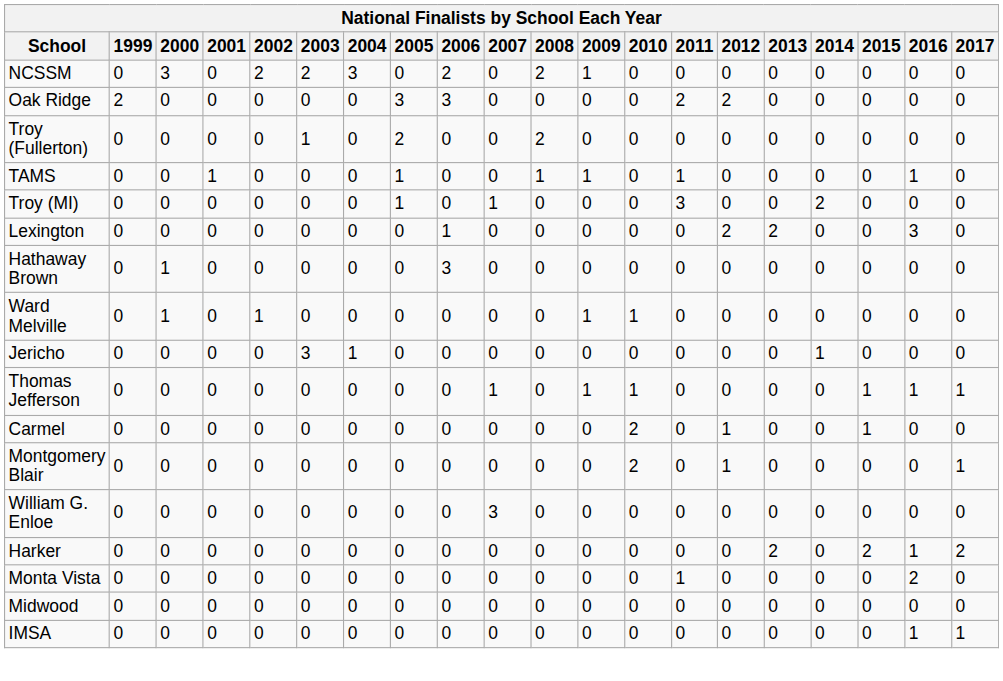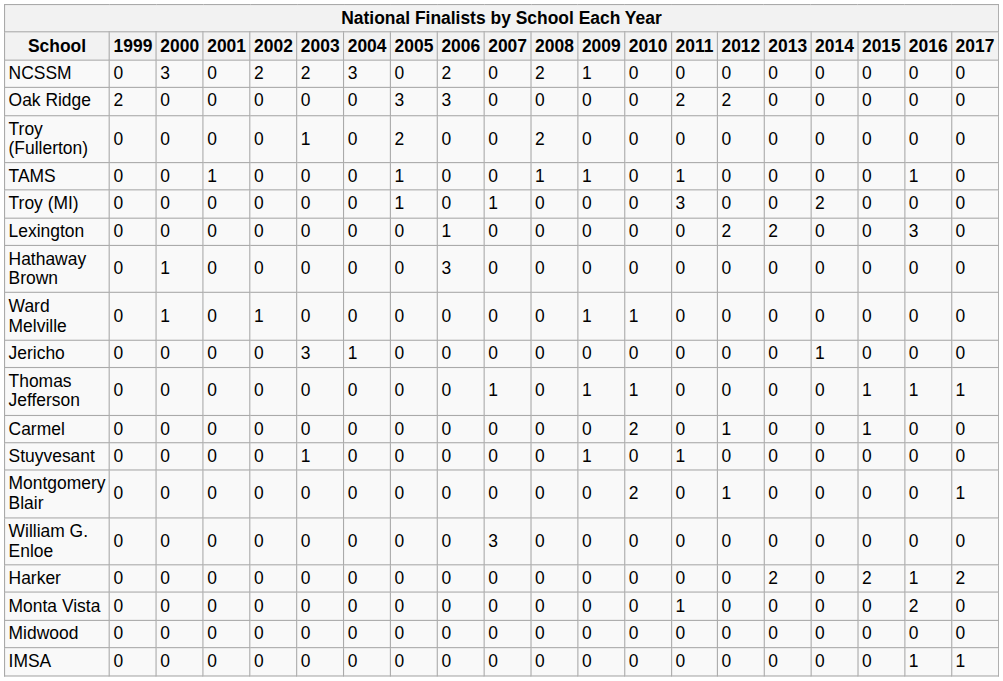+ row: (52, 456)
